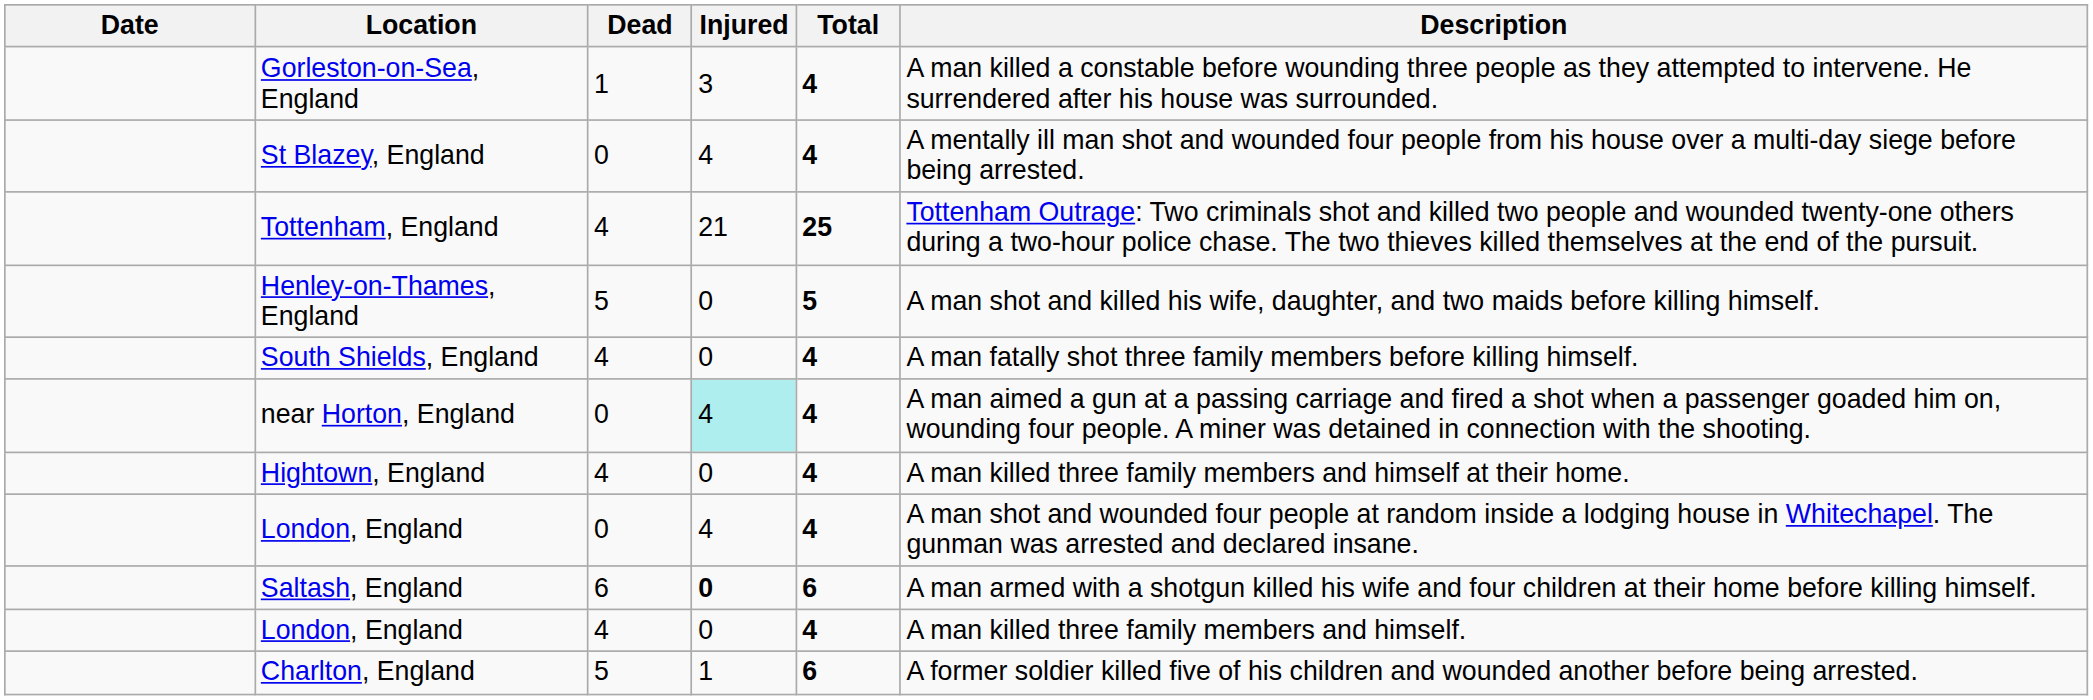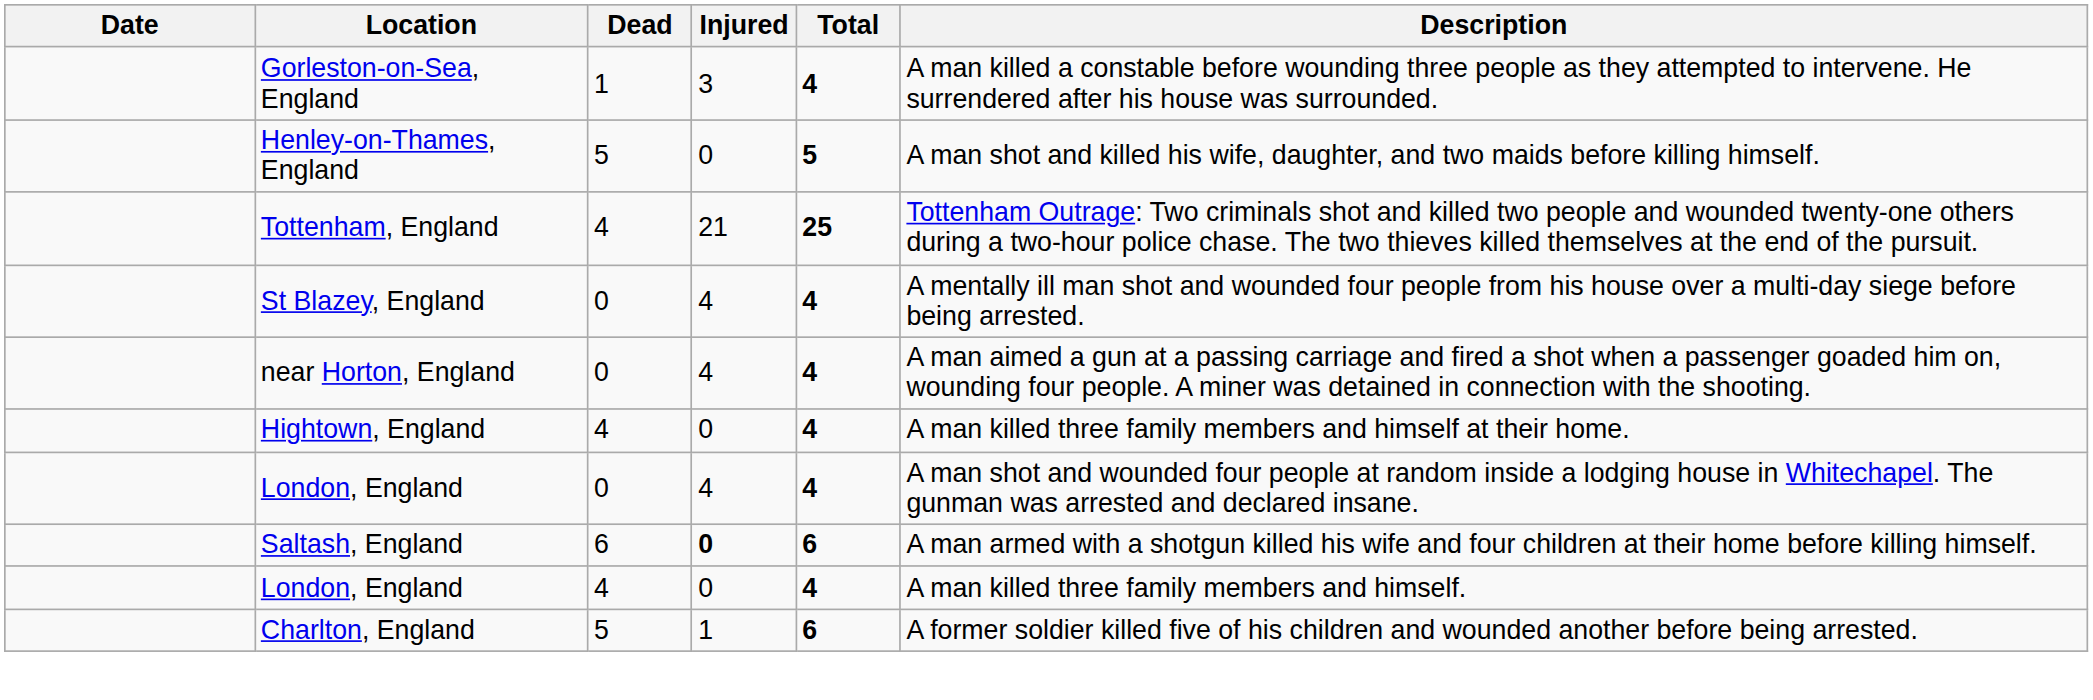rows swapped: (373, 155) <-> (378, 300)
- row: (400, 357)
(706, 415) paleturquoise background -> (706, 372) no background
